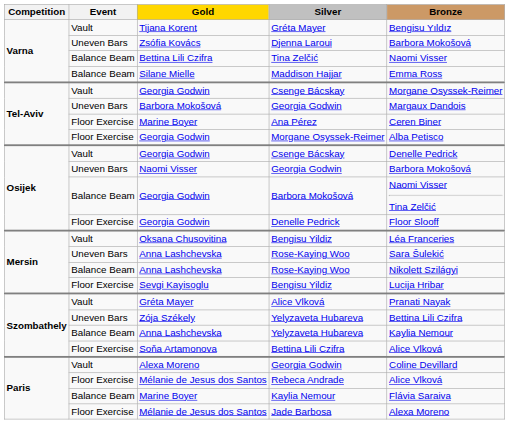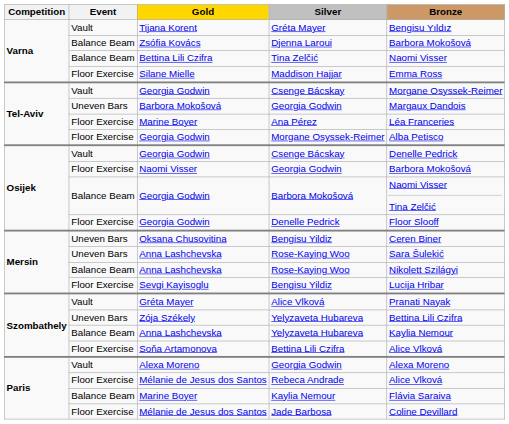(99, 43) Uneven Bars -> (103, 43) Balance Beam
(103, 74) Balance Beam -> (102, 74) Floor Exercise
(415, 121) Ceren Biner -> (422, 121) Léa Franceries
(99, 169) Uneven Bars -> (102, 169) Floor Exercise
(82, 239) Vault -> (99, 239) Uneven Bars
(422, 239) Léa Franceries -> (415, 239) Ceren Biner
(423, 365) Coline Devillard -> (419, 365) Alexa Moreno
(419, 411) Alexa Moreno -> (423, 411) Coline Devillard
